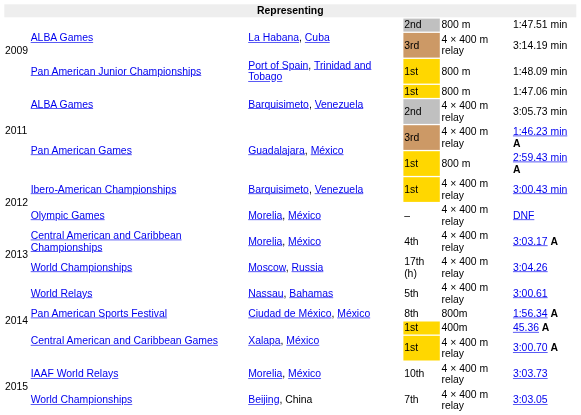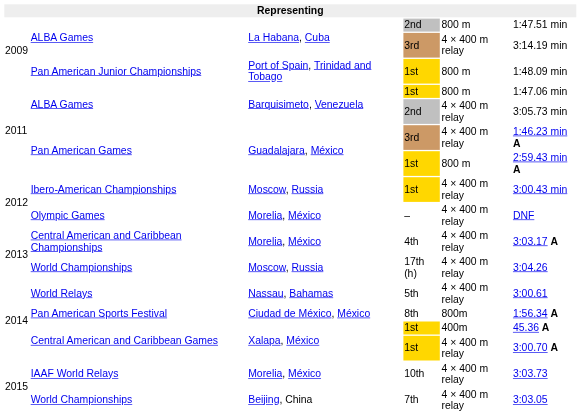(306, 189) Barquisimeto, Venezuela -> (286, 189) Moscow, Russia
